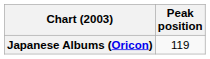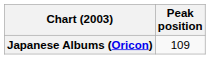(180, 44) 119 -> (180, 44) 109
